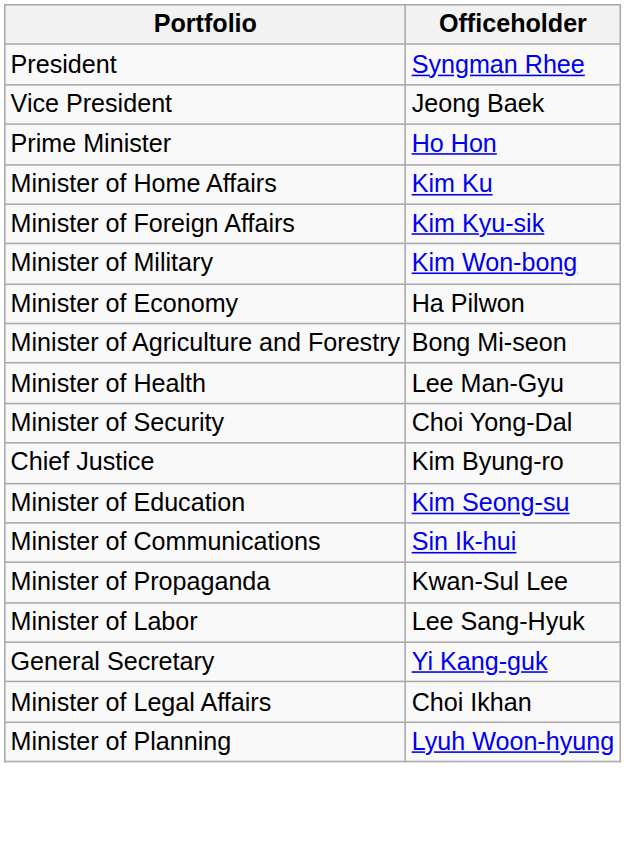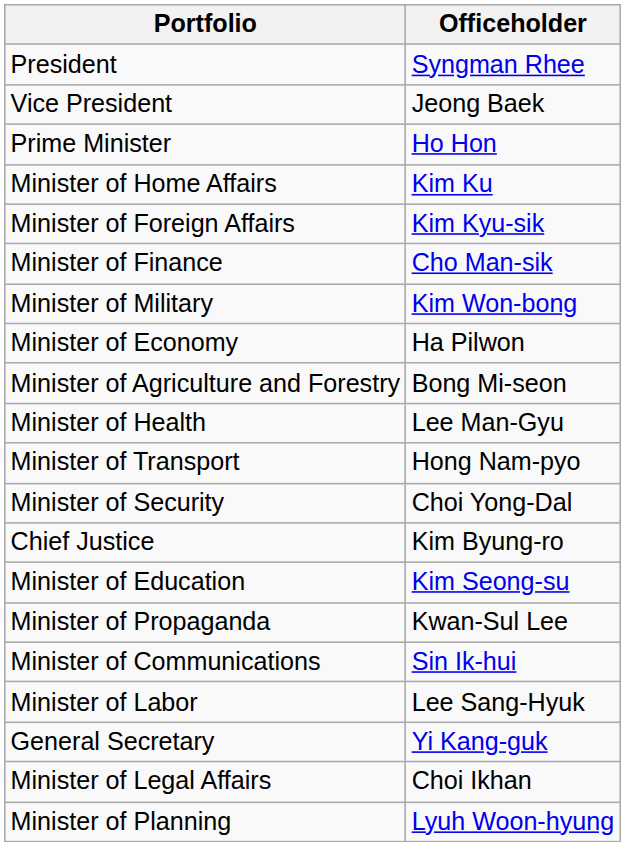+ row: (117, 263)
+ row: (125, 462)
rows swapped: (140, 582) <-> (166, 542)
